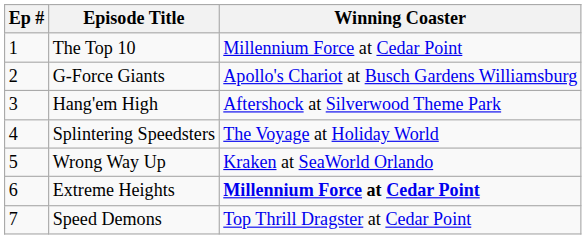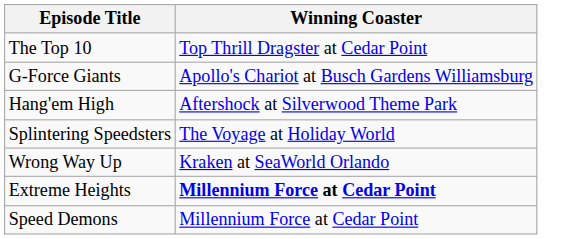- column: (27, 18)
(343, 47) Millennium Force at Cedar Point -> (303, 47) Top Thrill Dragster at Cedar Point
(347, 219) Top Thrill Dragster at Cedar Point -> (299, 219) Millennium Force at Cedar Point
